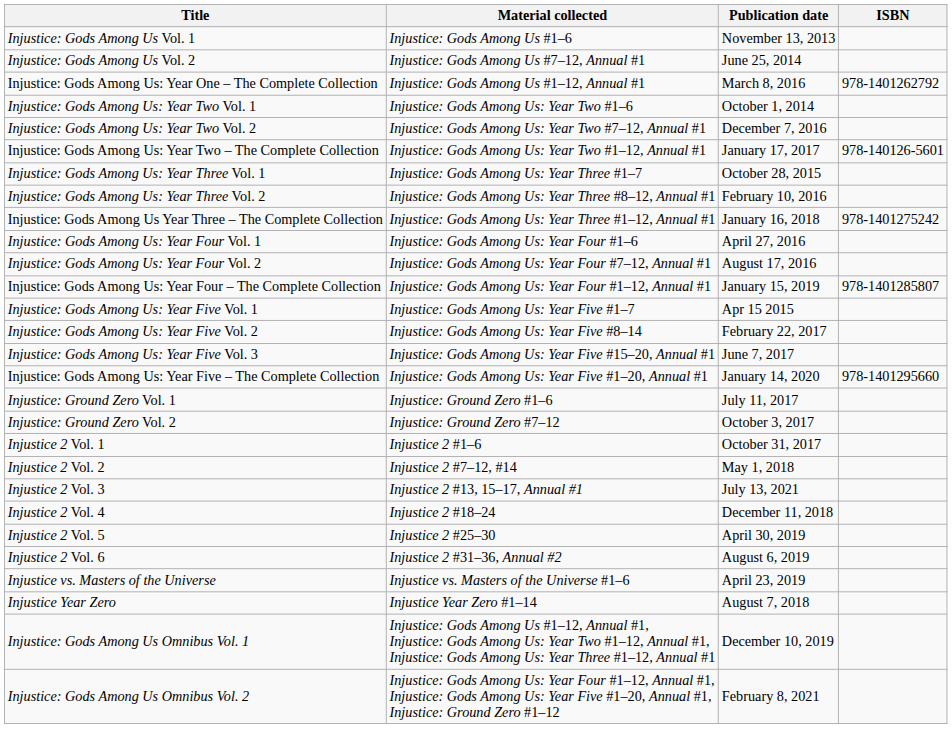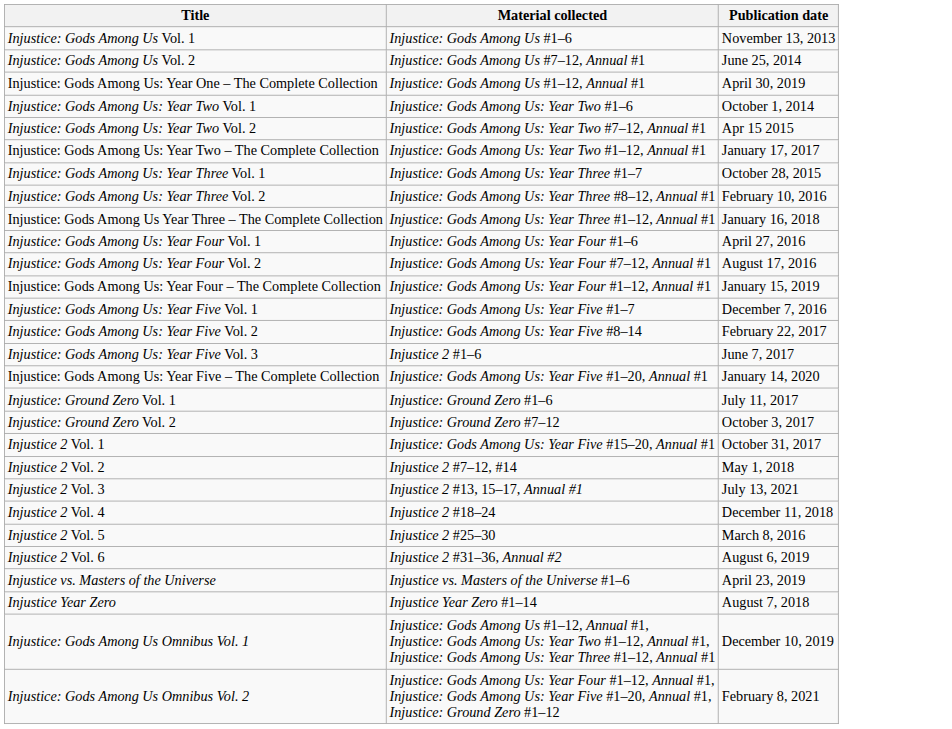- column: (893, 15)
(764, 83) March 8, 2016 -> (764, 83) April 30, 2019
(774, 128) December 7, 2016 -> (758, 128) Apr 15 2015
(758, 309) Apr 15 2015 -> (774, 309) December 7, 2016
(552, 354) Injustice: Gods Among Us: Year Five #15–20, Annual #1 -> (435, 354) Injustice 2 #1–6
(435, 444) Injustice 2 #1–6 -> (552, 444) Injustice: Gods Among Us: Year Five #15–20, Annual #1
(764, 535) April 30, 2019 -> (764, 535) March 8, 2016
